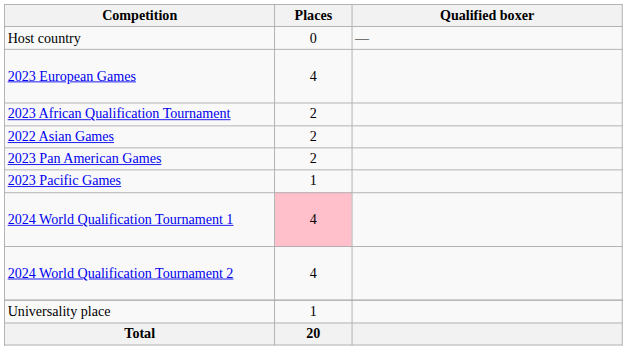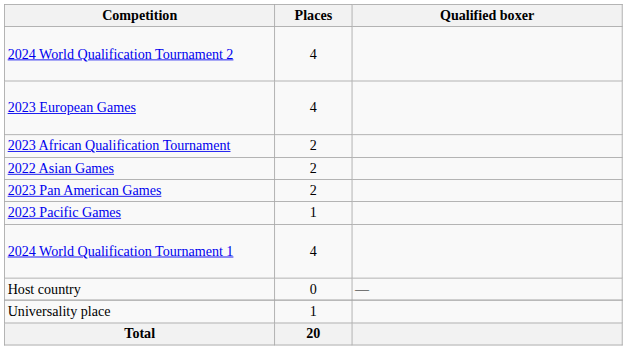rows swapped: (44, 37) <-> (121, 273)
(313, 219) pink background -> (313, 251) no background
